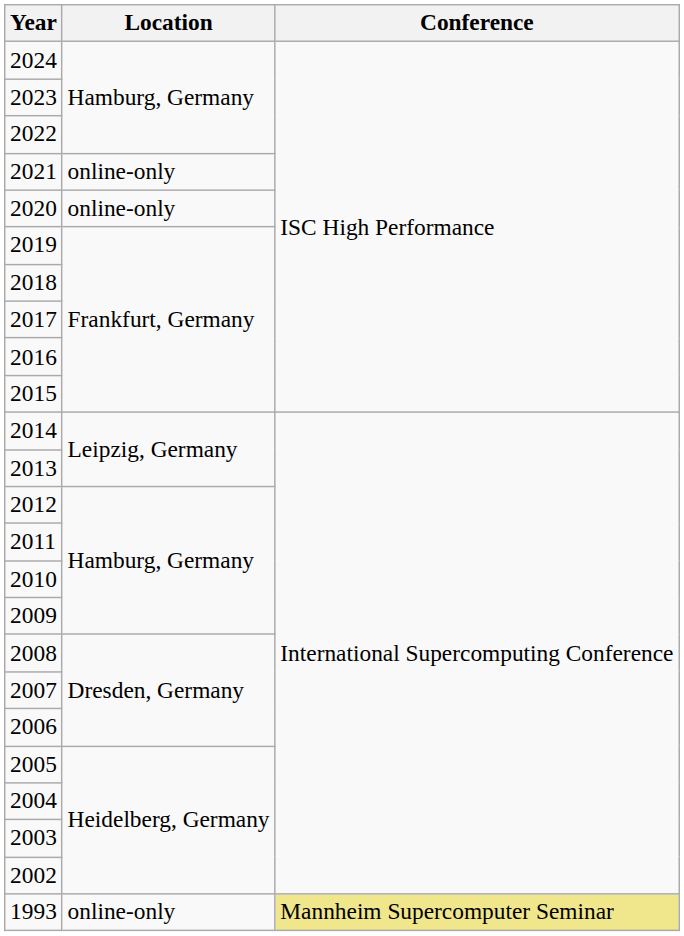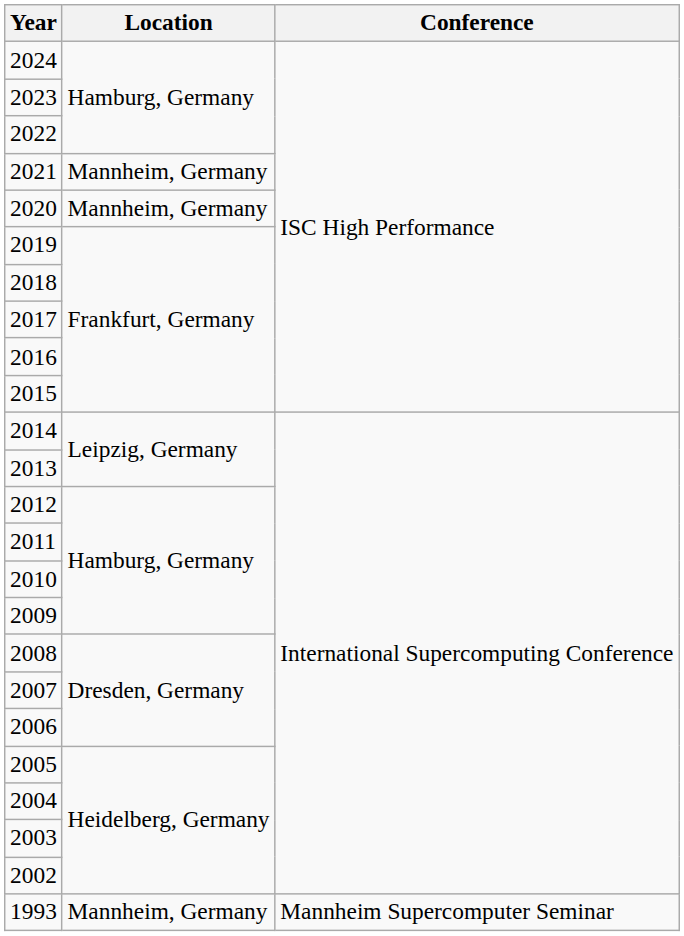(121, 171) online-only -> (168, 171) Mannheim, Germany
(121, 208) online-only -> (168, 208) Mannheim, Germany
(121, 912) online-only -> (168, 912) Mannheim, Germany
(447, 912) khaki background -> (447, 912) no background
